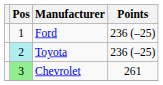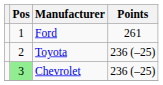(133, 33) 236 (–25) -> (133, 33) 261
(21, 52) paleturquoise background -> (21, 52) no background
(133, 71) 261 -> (133, 71) 236 (–25)
